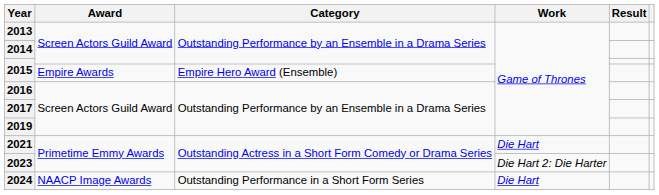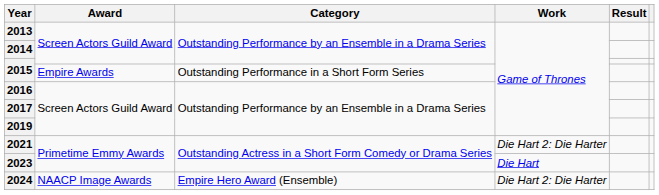(257, 72) Empire Hero Award (Ensemble) -> (301, 72) Outstanding Performance in a Short Form Series
(518, 144) Die Hart -> (552, 144) Die Hart 2: Die Harter
(552, 162) Die Hart 2: Die Harter -> (518, 162) Die Hart
(301, 180) Outstanding Performance in a Short Form Series -> (257, 180) Empire Hero Award (Ensemble)
(518, 180) Die Hart -> (552, 180) Die Hart 2: Die Harter
